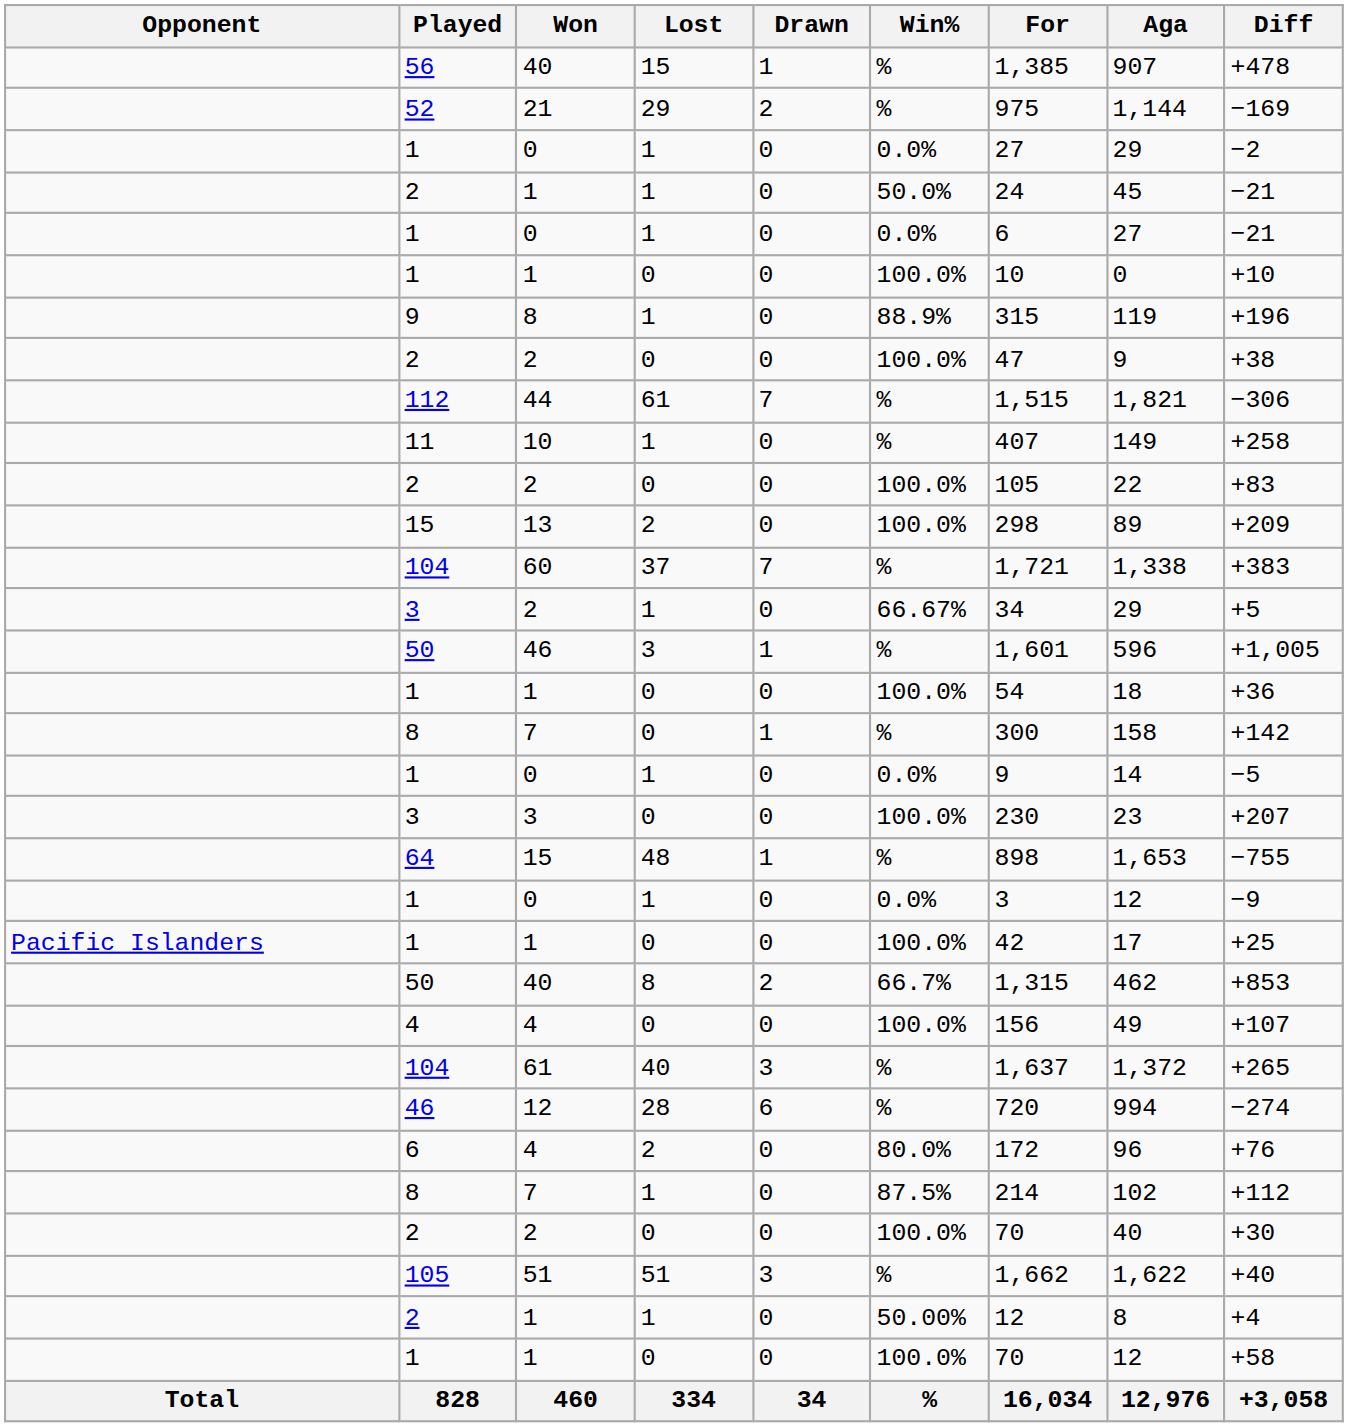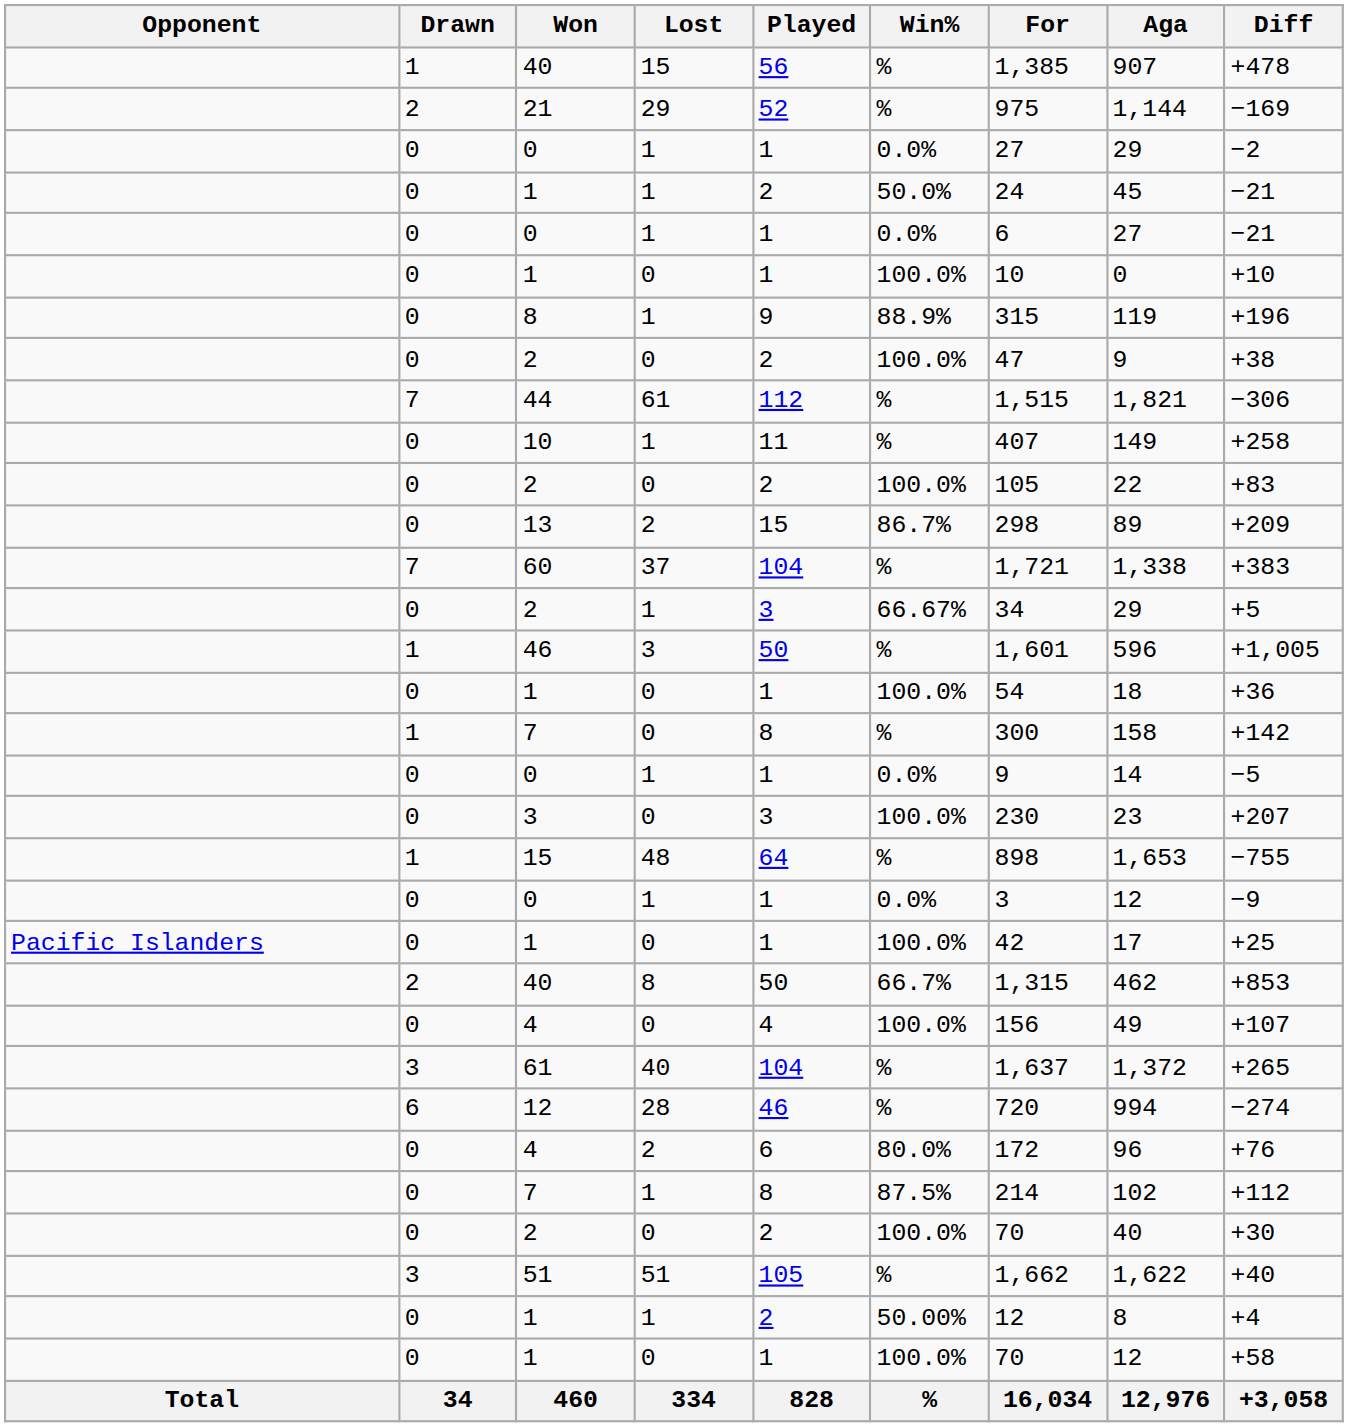columns swapped: (458, 26) <-> (812, 26)
(921, 526) 100.0% -> (914, 526) 86.7%
